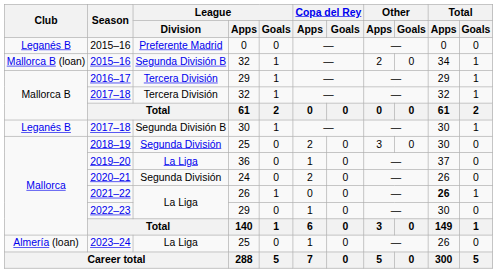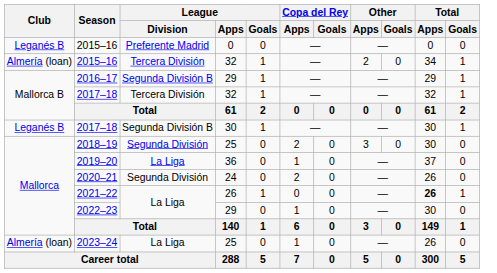(46, 62) Mallorca B (loan) -> (39, 62) Almería (loan)
(181, 62) Segunda División B -> (167, 62) Tercera División
(181, 78) Tercera División -> (168, 78) Segunda División B
